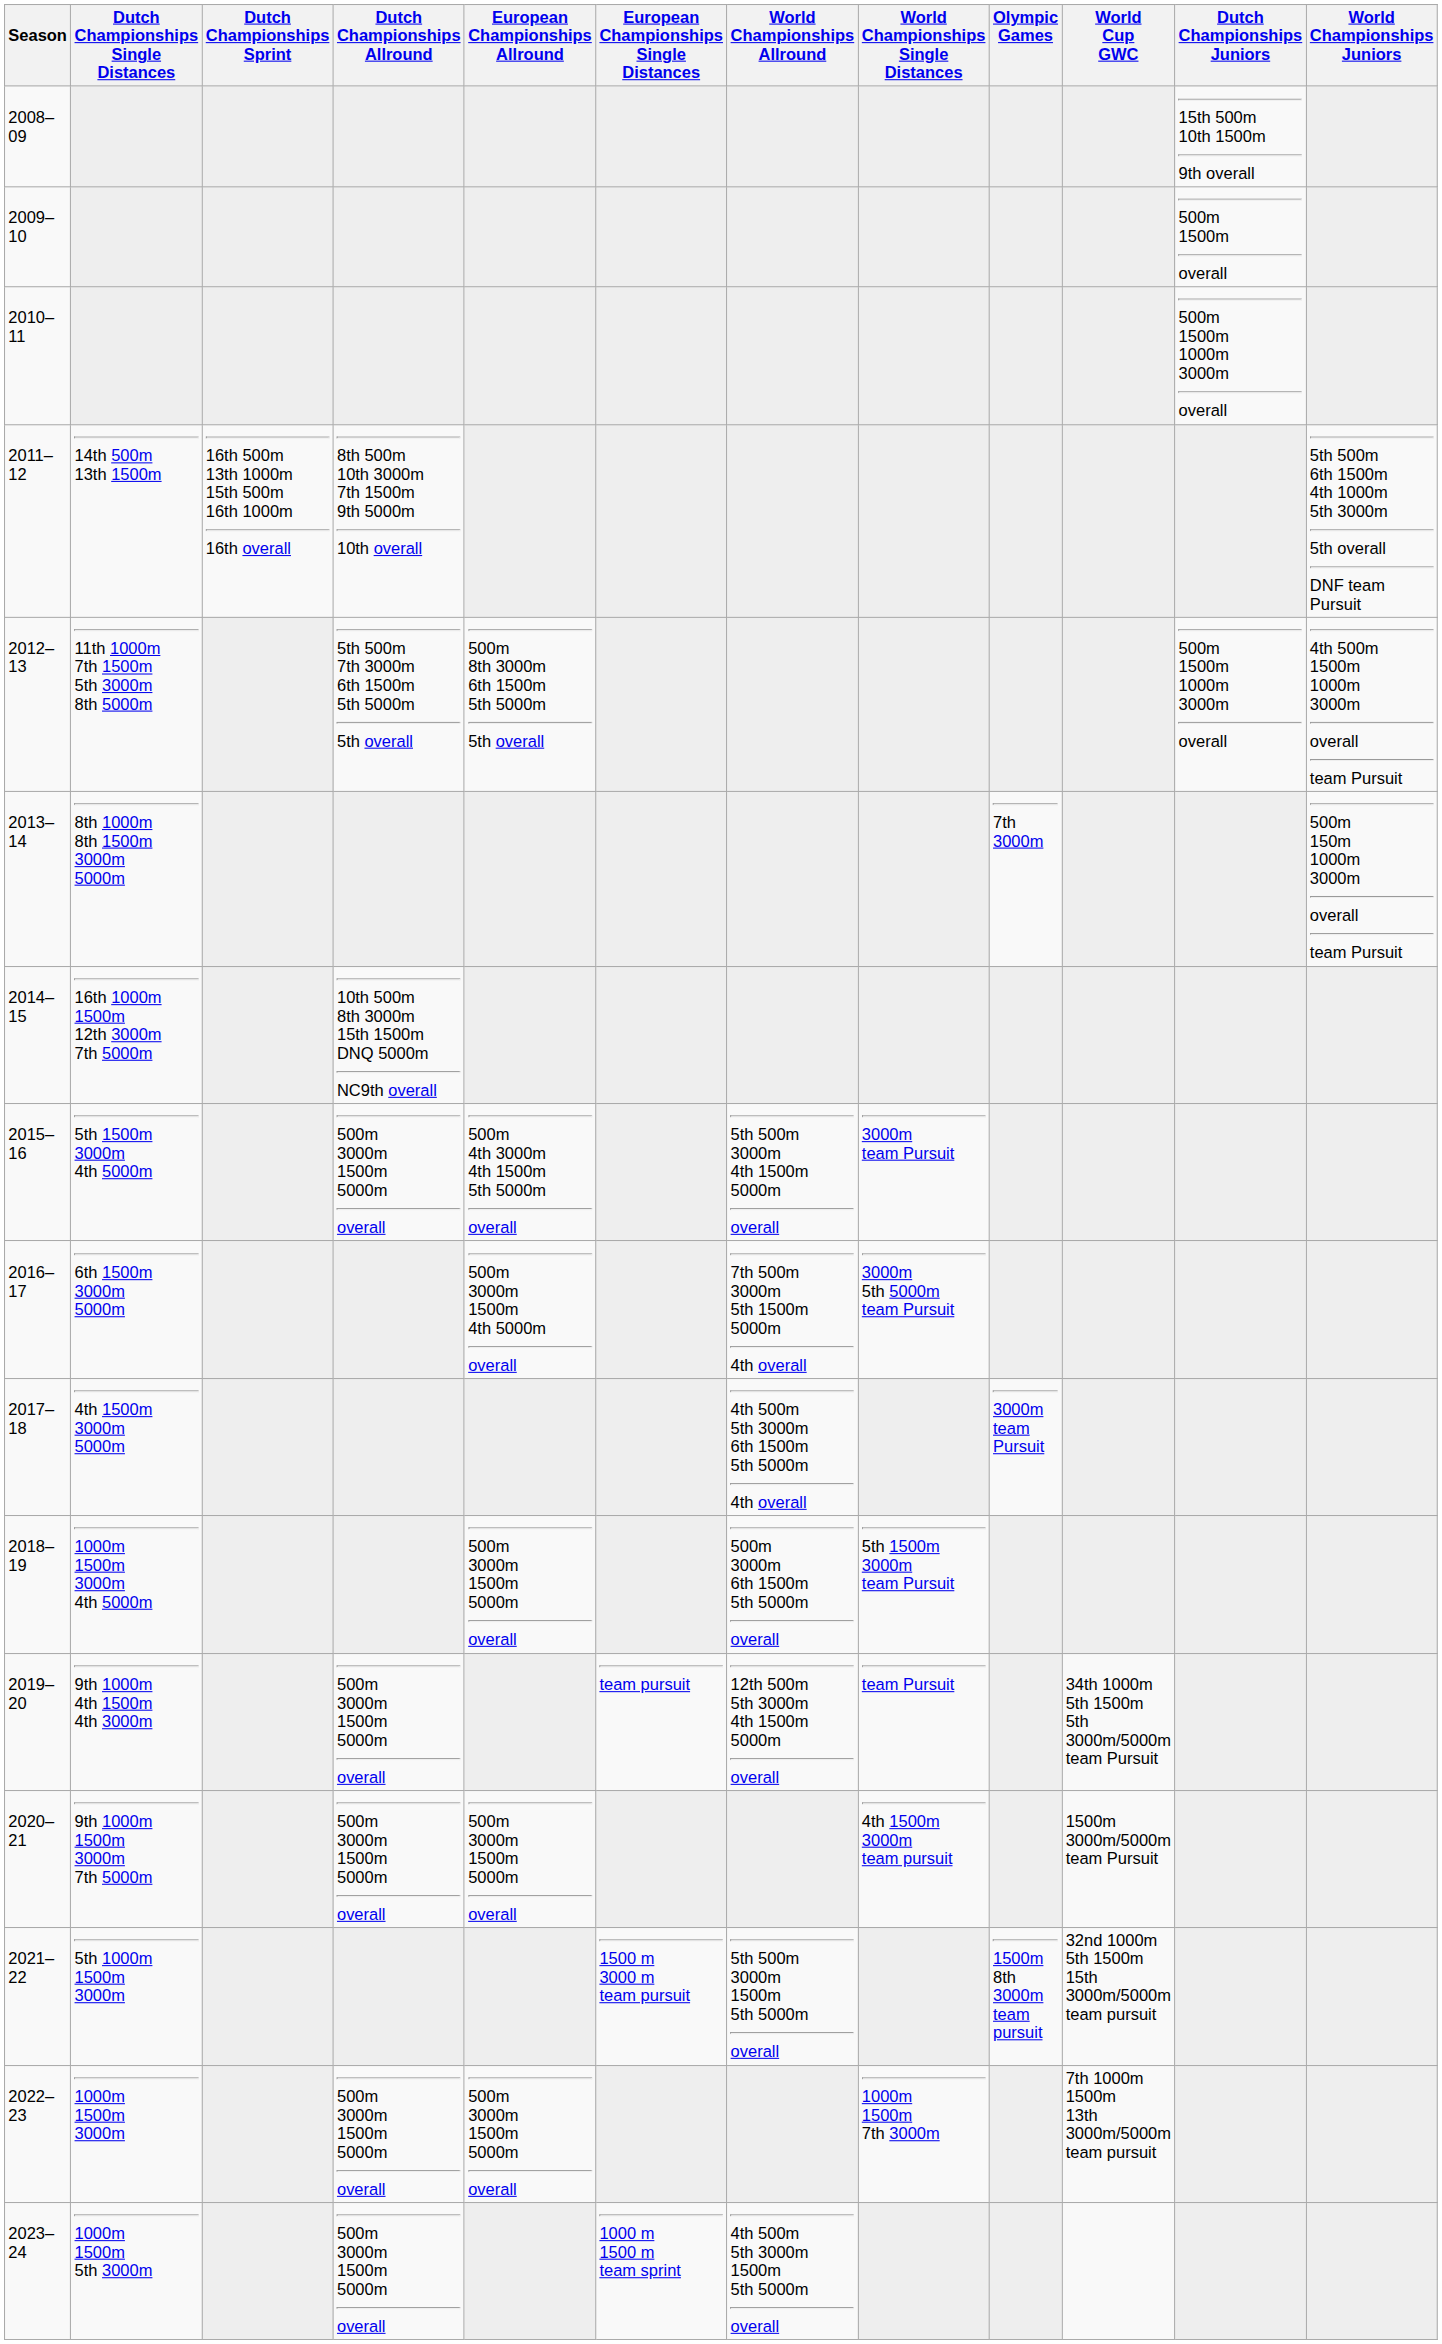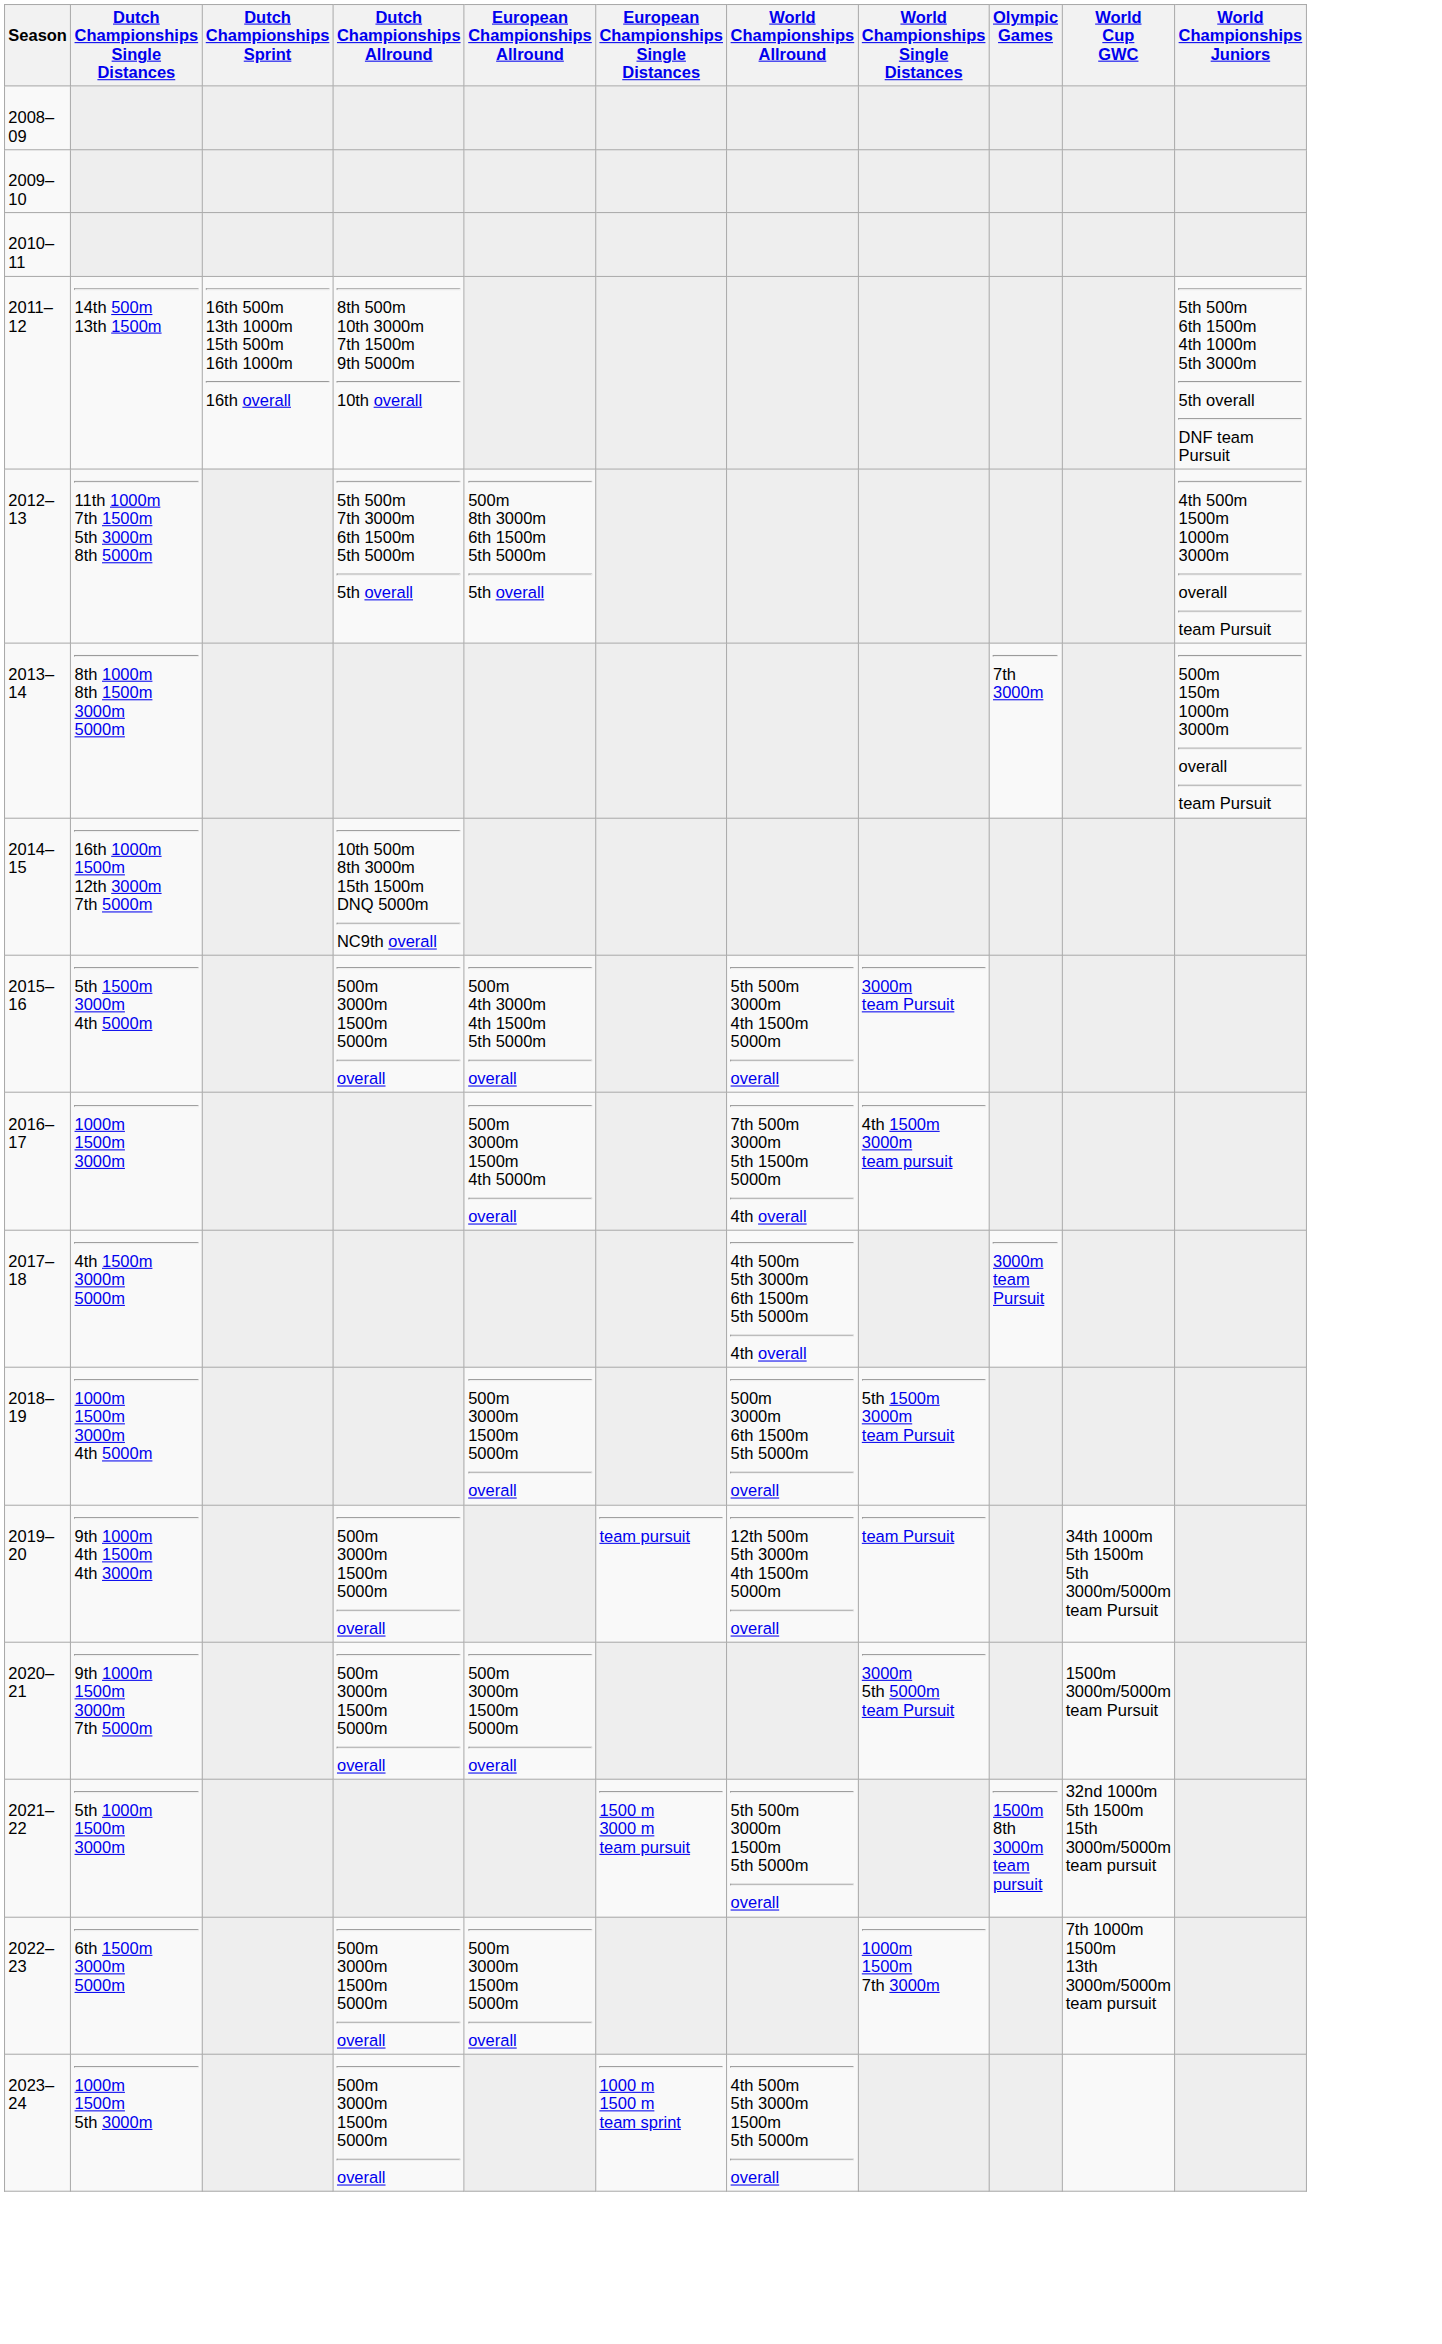- column: (1240, 36)
(136, 1285) 6th 1500m 3000m 5000m -> (136, 1137) 1000m 1500m 3000m
(924, 1285) 3000m 5th 5000m team Pursuit -> (924, 1137) 4th 1500m 3000m team pursuit
(924, 1835) 4th 1500m 3000m team pursuit -> (924, 1687) 3000m 5th 5000m team Pursuit
(136, 2110) 1000m 1500m 3000m -> (136, 1961) 6th 1500m 3000m 5000m
